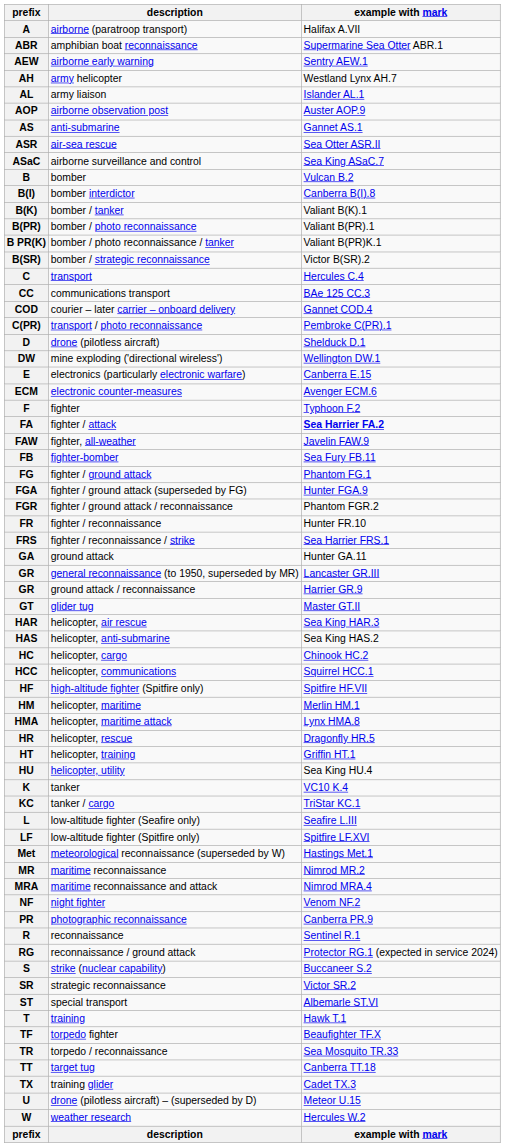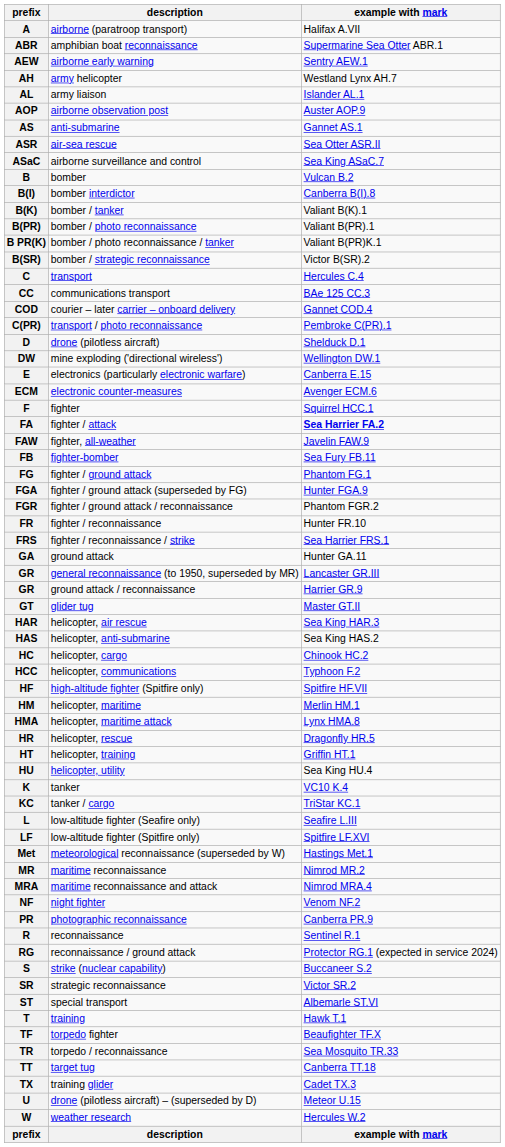(332, 408) Typhoon F.2 -> (339, 408) Squirrel HCC.1
(339, 672) Squirrel HCC.1 -> (332, 672) Typhoon F.2
